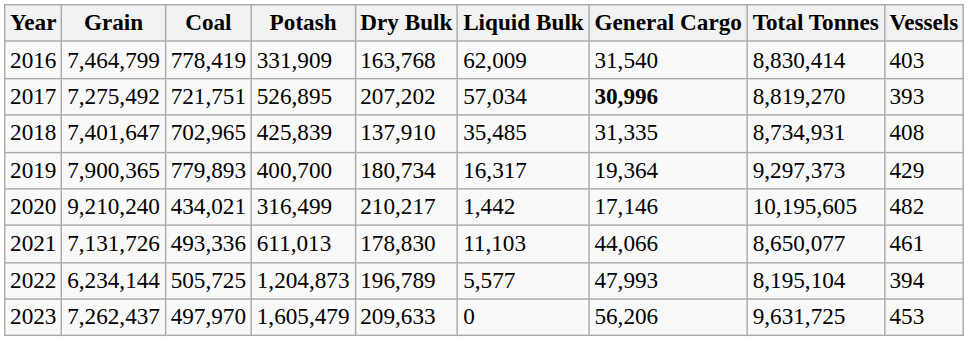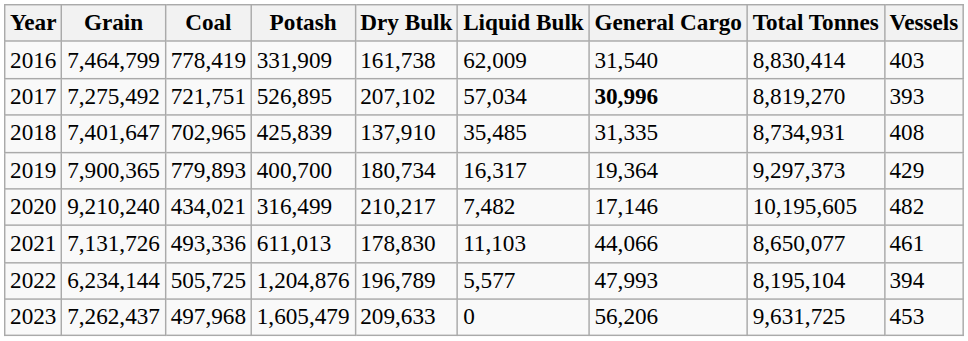(398, 59) 163,768 -> (398, 59) 161,738
(398, 96) 207,202 -> (398, 96) 207,102
(489, 206) 1,442 -> (489, 206) 7,482
(303, 280) 1,204,873 -> (303, 280) 1,204,876
(208, 317) 497,970 -> (208, 317) 497,968
